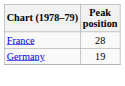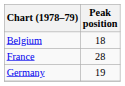+ row: (24, 40)
